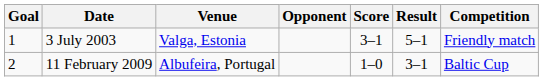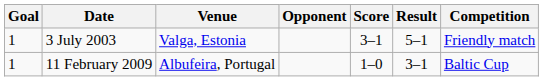(12, 64) 2 -> (12, 64) 1
